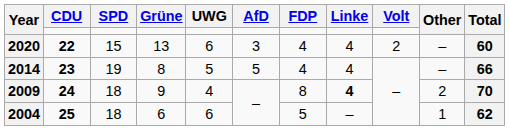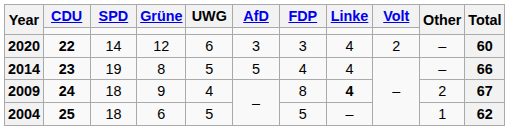(113, 46) 15 -> (113, 46) 14
(161, 46) 13 -> (161, 46) 12
(303, 46) 4 -> (303, 46) 3
(485, 91) 70 -> (485, 91) 67
(209, 114) 6 -> (209, 114) 5
